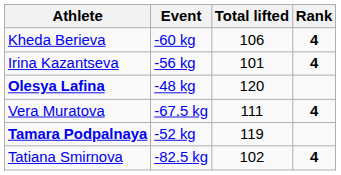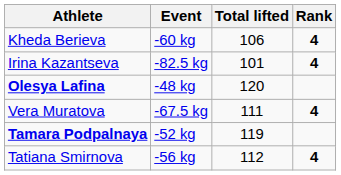(175, 63) -56 kg -> (181, 63) -82.5 kg
(181, 157) -82.5 kg -> (175, 157) -56 kg
(252, 157) 102 -> (252, 157) 112
